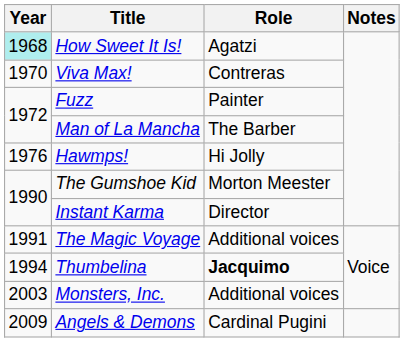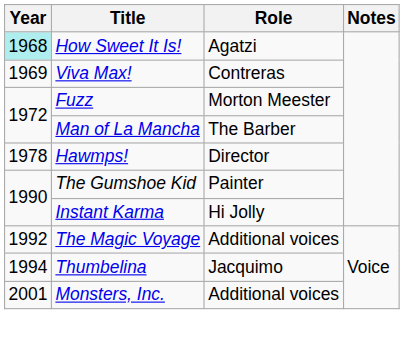(28, 73) 1970 -> (28, 73) 1969
(236, 101) Painter -> (269, 101) Morton Meester
(28, 156) 1976 -> (28, 156) 1978
(236, 156) Hi Jolly -> (239, 156) Director
(269, 184) Morton Meester -> (236, 184) Painter
(239, 211) Director -> (236, 211) Hi Jolly
(28, 239) 1991 -> (28, 239) 1992
(249, 267) bold -> (246, 267) normal
(28, 294) 2003 -> (28, 294) 2001
- row: (125, 322)
